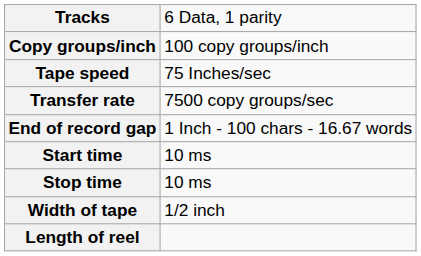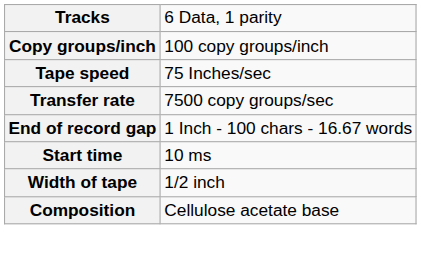- row: (82, 182)
- row: (82, 237)
+ row: (82, 210)
